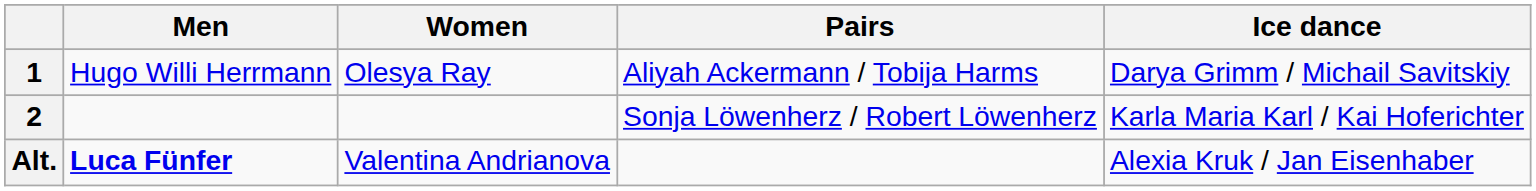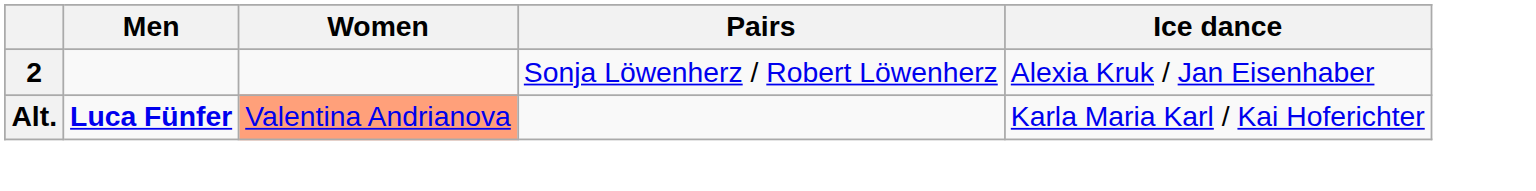- row: (34, 71)
(1317, 116) Karla Maria Karl / Kai Hoferichter -> (1193, 71) Alexia Kruk / Jan Eisenhaber
(477, 161) no background -> (378, 116) lightsalmon background
(1292, 161) Alexia Kruk / Jan Eisenhaber -> (1218, 116) Karla Maria Karl / Kai Hoferichter
